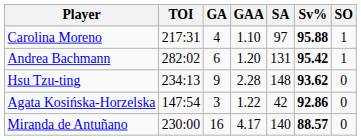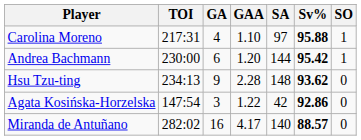(181, 59) 282:02 -> (181, 59) 230:00
(281, 59) 131 -> (281, 59) 144
(181, 124) 230:00 -> (181, 124) 282:02
